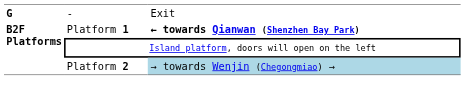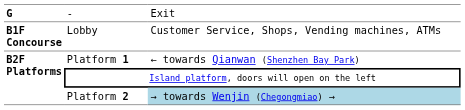+ row: (82, 30)
(255, 30) bold -> (255, 60) normal
